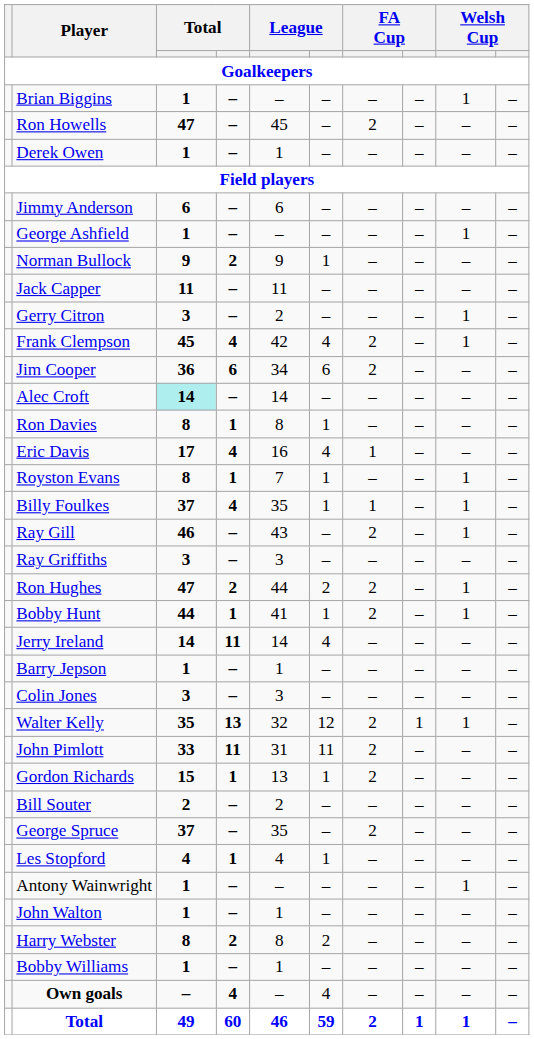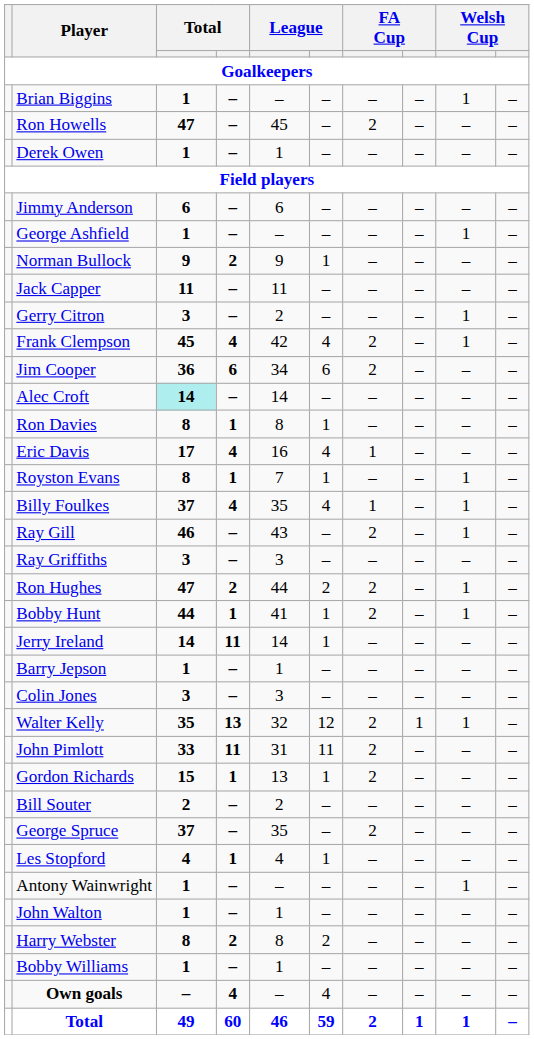(326, 505) 1 -> (326, 505) 4
(326, 641) 4 -> (326, 641) 1
